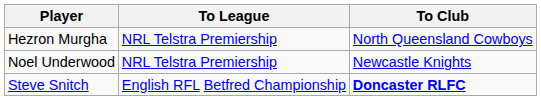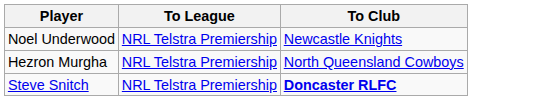rows swapped: (57, 39) <-> (61, 62)
(234, 85) English RFL Betfred Championship -> (199, 85) NRL Telstra Premiership
